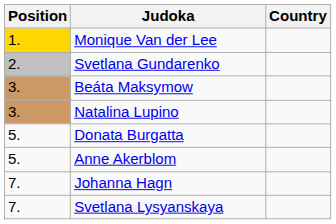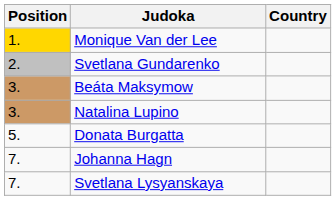- row: (125, 159)
